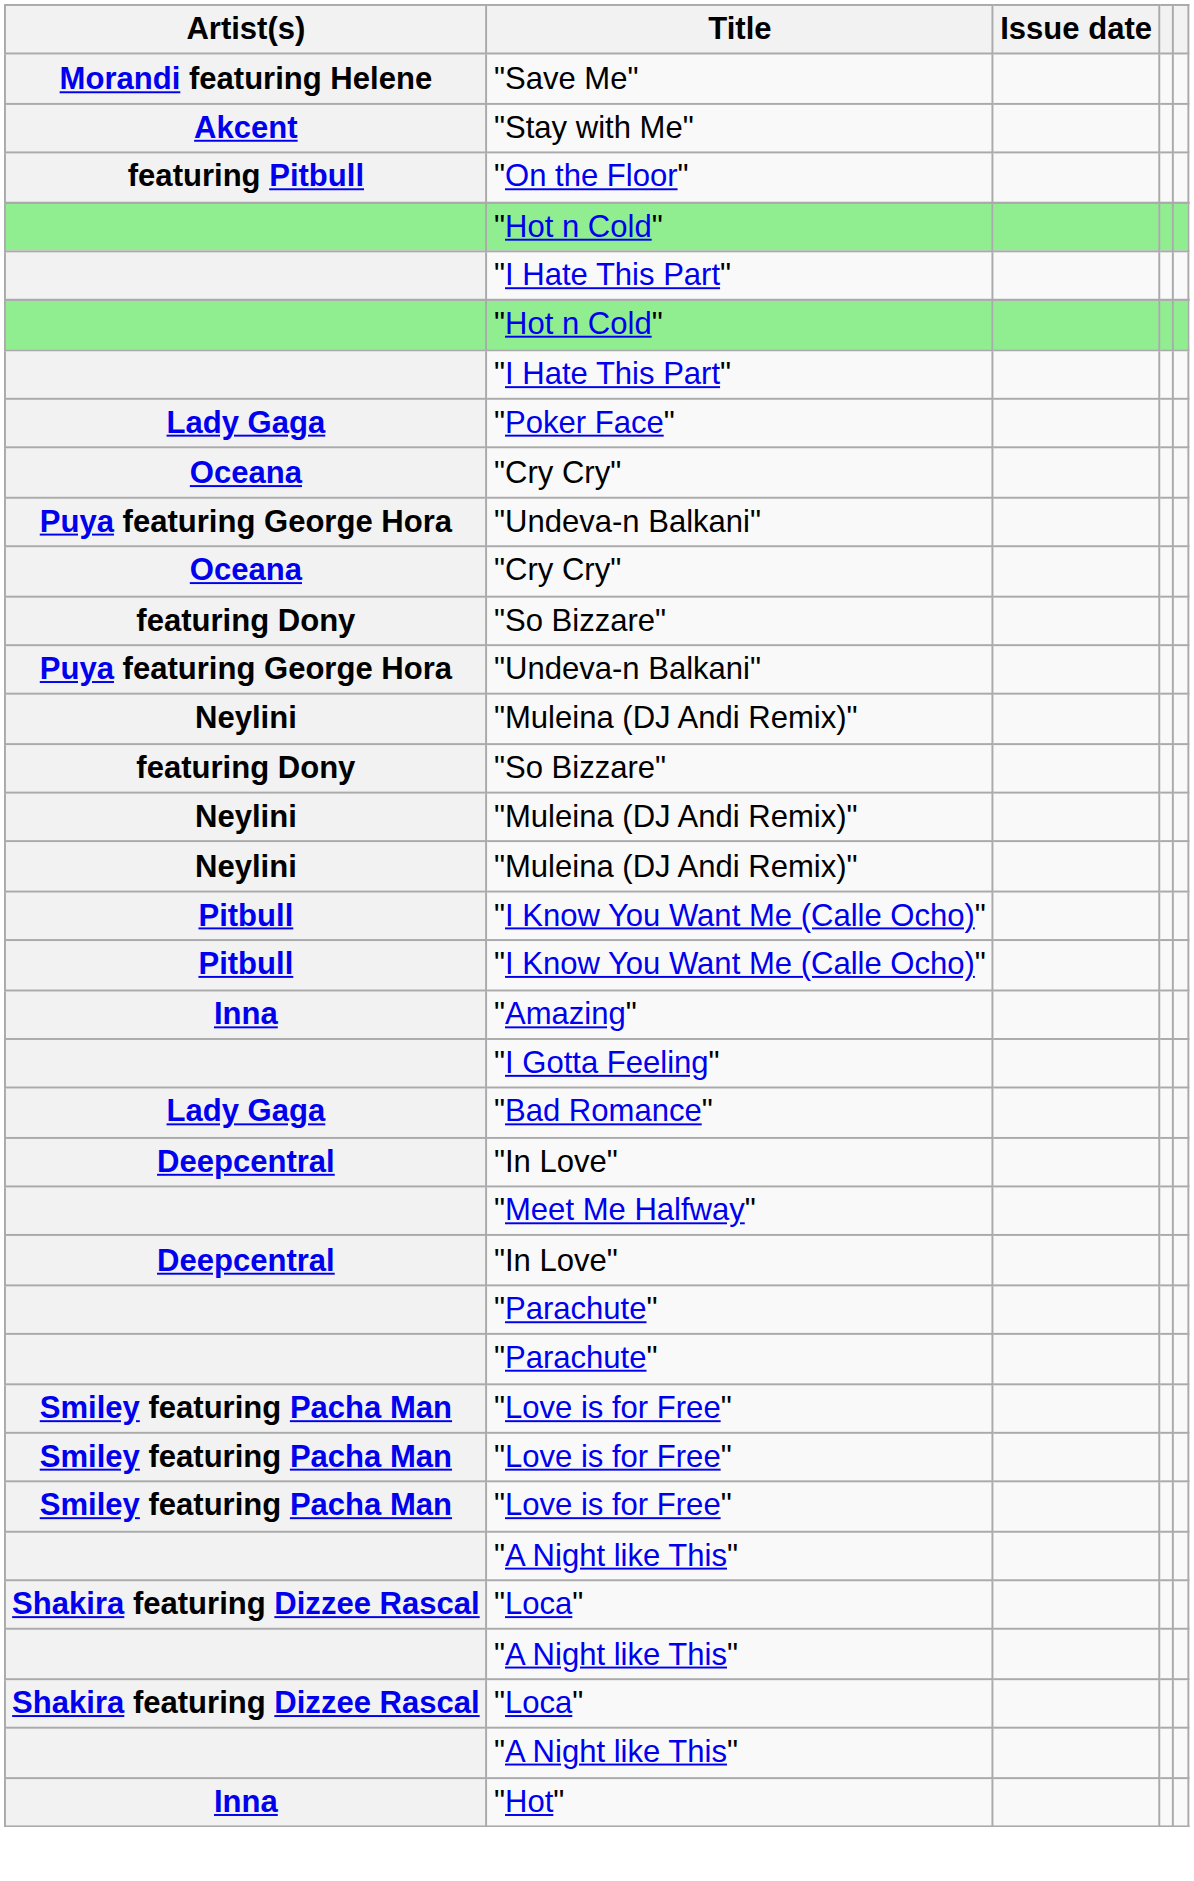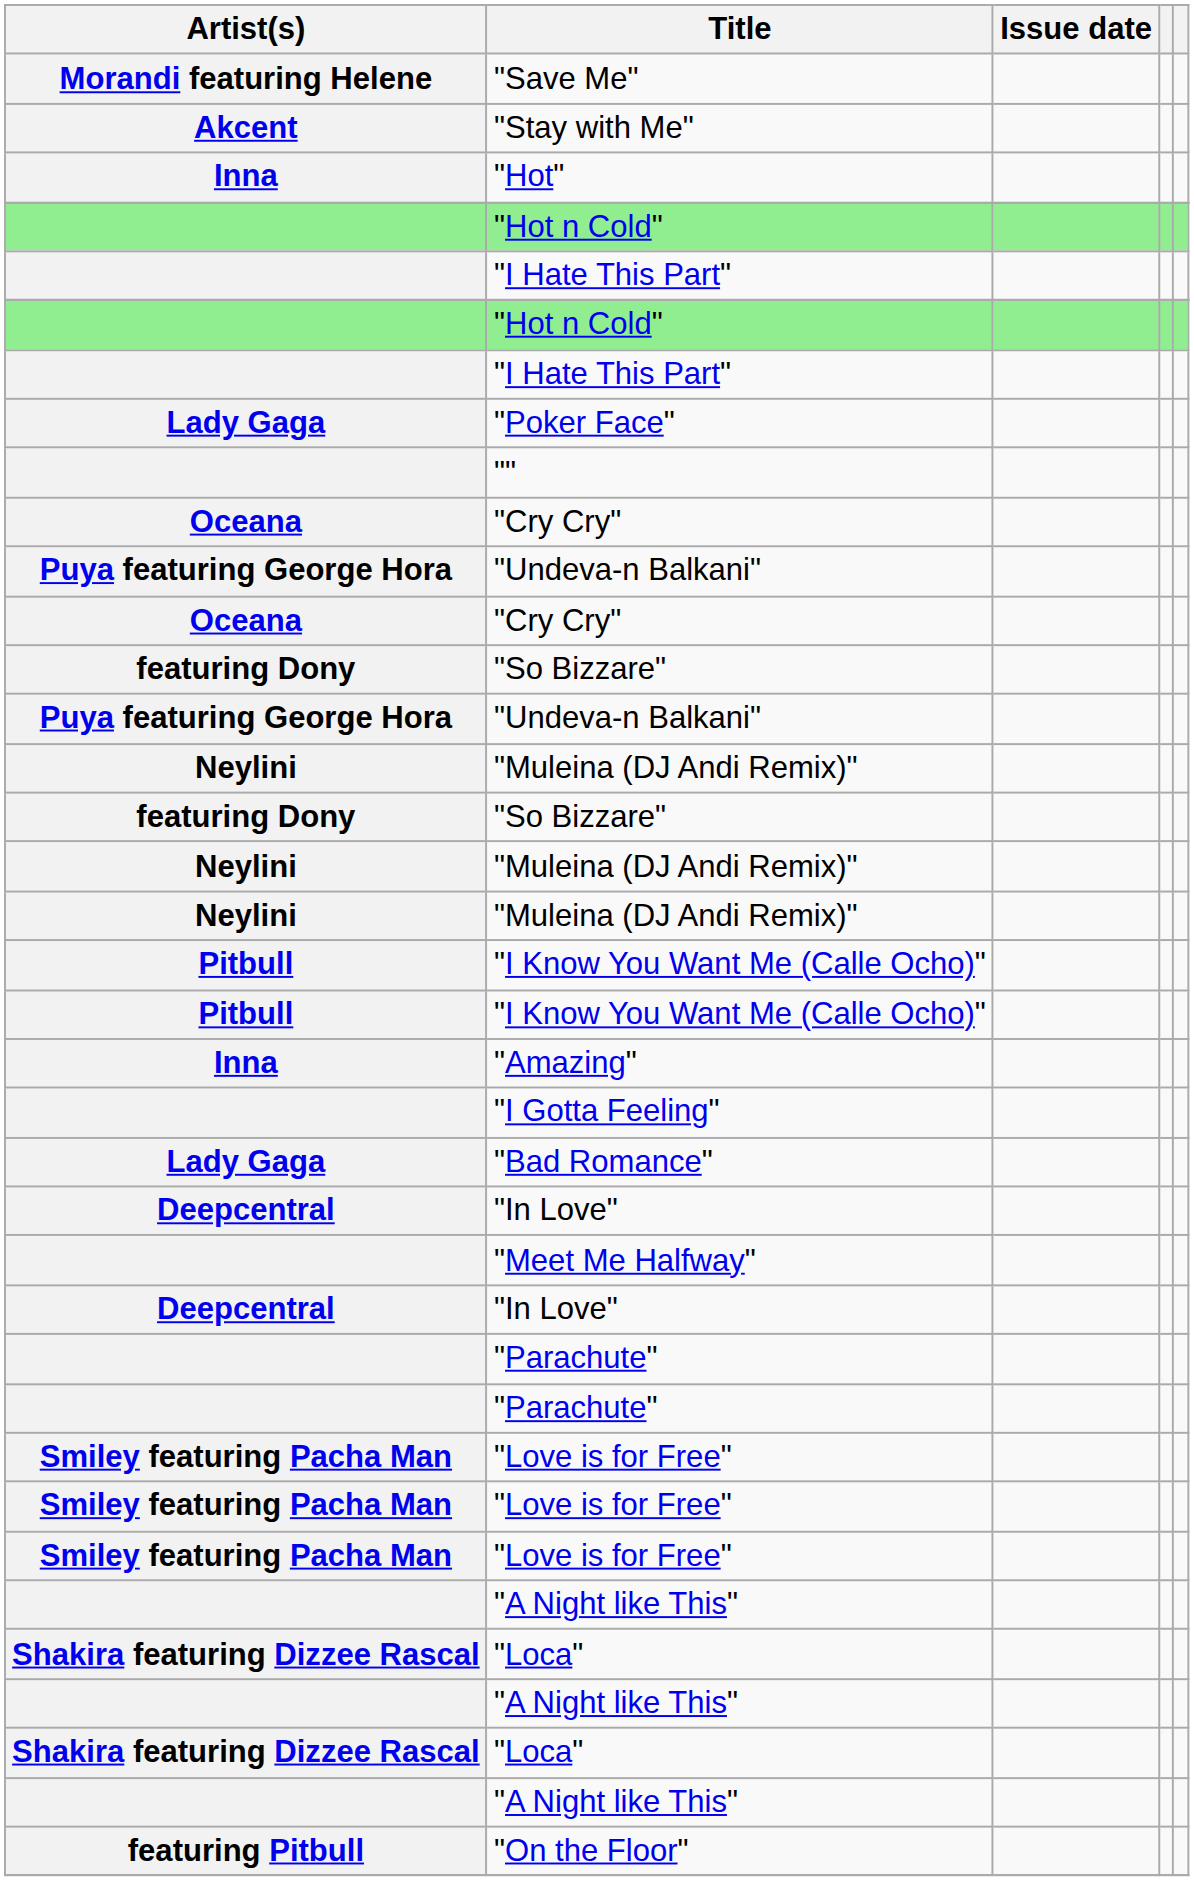rows swapped: (246, 1801) <-> (246, 176)
+ row: (246, 473)
